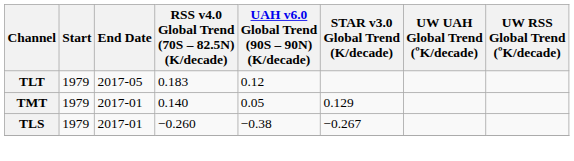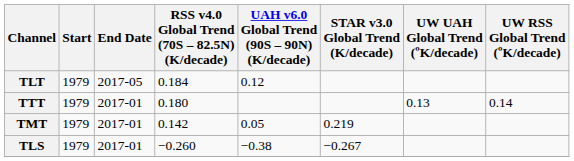(173, 81) 0.183 -> (173, 81) 0.184
+ row: (32, 103)
(173, 103) 0.140 -> (173, 124) 0.142
(339, 103) 0.129 -> (339, 124) 0.219
